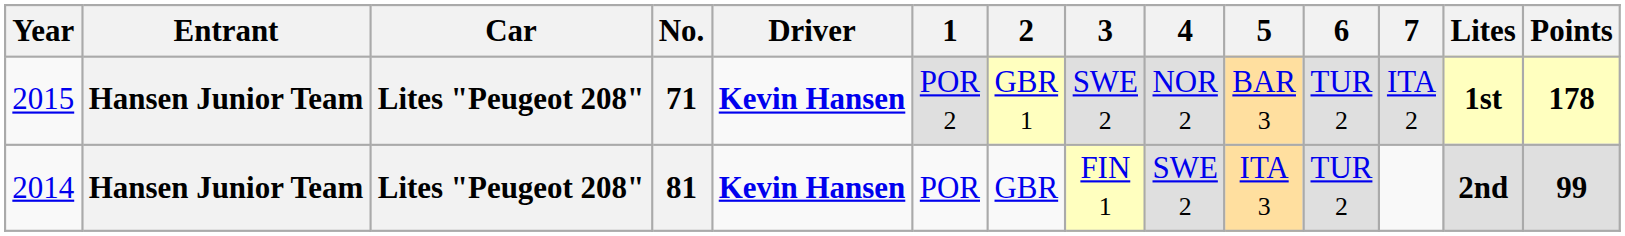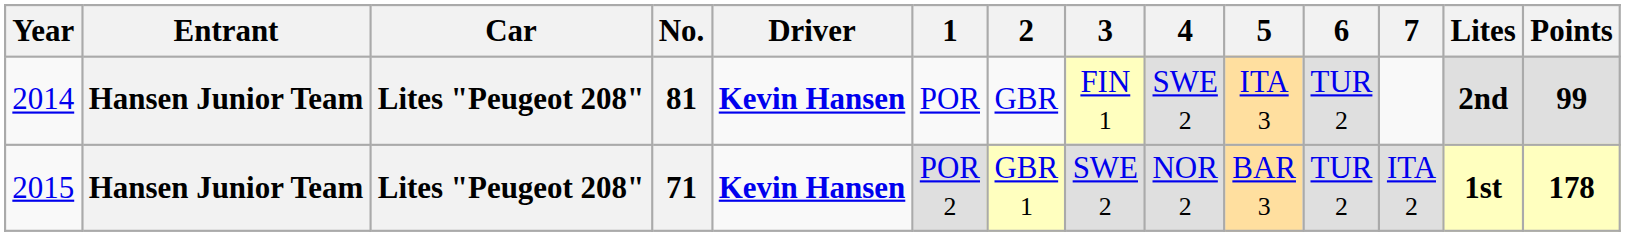rows swapped: (681, 187) <-> (681, 99)
